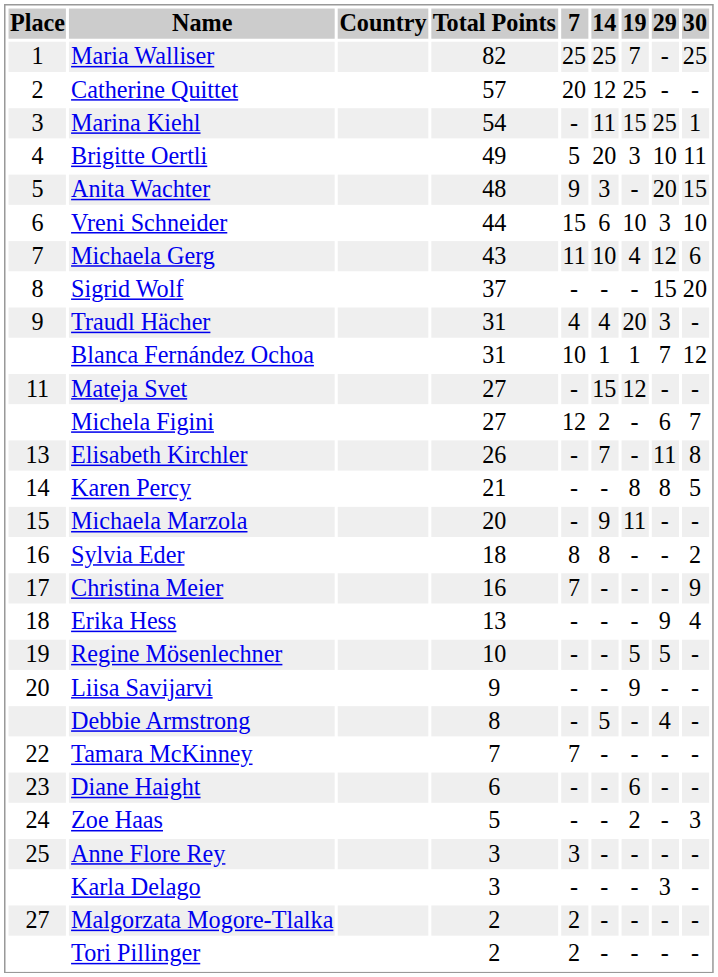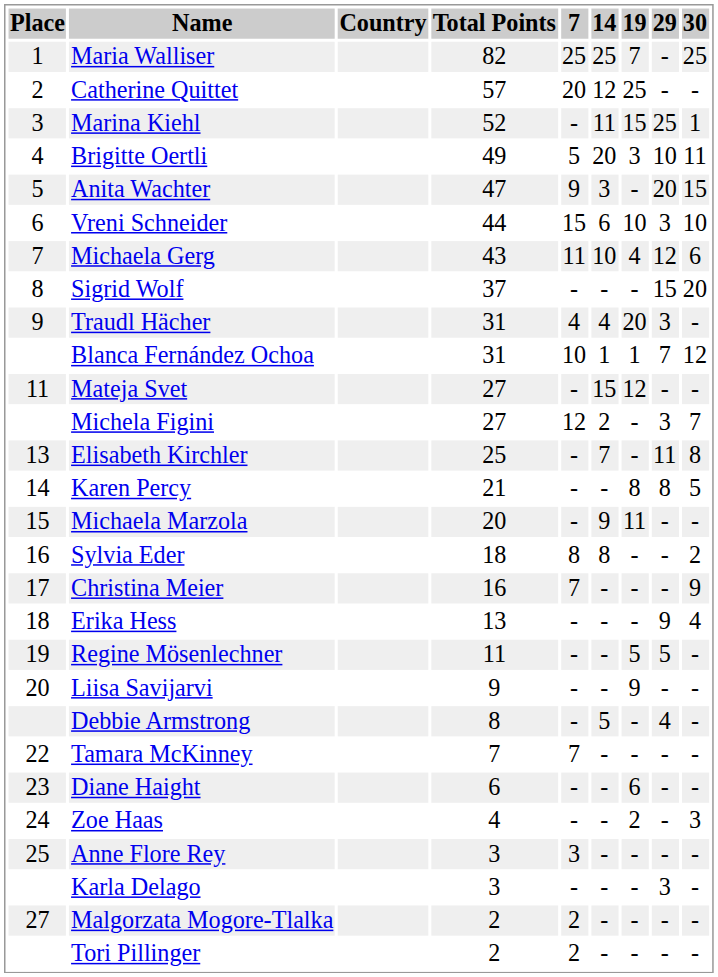(494, 123) 54 -> (494, 123) 52
(494, 189) 48 -> (494, 189) 47
(665, 422) 6 -> (665, 422) 3
(494, 455) 26 -> (494, 455) 25
(494, 654) 10 -> (494, 654) 11
(494, 820) 5 -> (494, 820) 4
